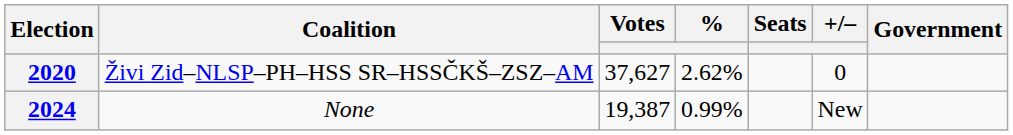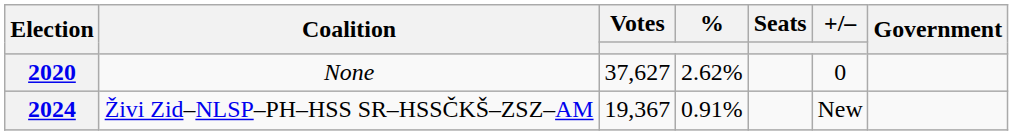(349, 72) Živi Zid–NLSP–PH–HSS SR–HSSČKŠ–ZSZ–AM -> (349, 72) None
(349, 110) None -> (349, 110) Živi Zid–NLSP–PH–HSS SR–HSSČKŠ–ZSZ–AM
(637, 110) 19,387 -> (637, 110) 19,367
(712, 110) 0.99% -> (712, 110) 0.91%
